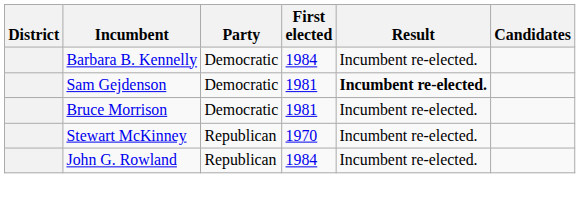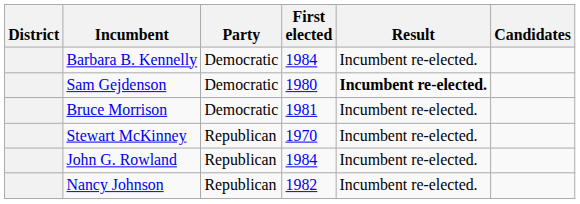(301, 85) 1981 -> (301, 85) 1980
+ row: (115, 185)
